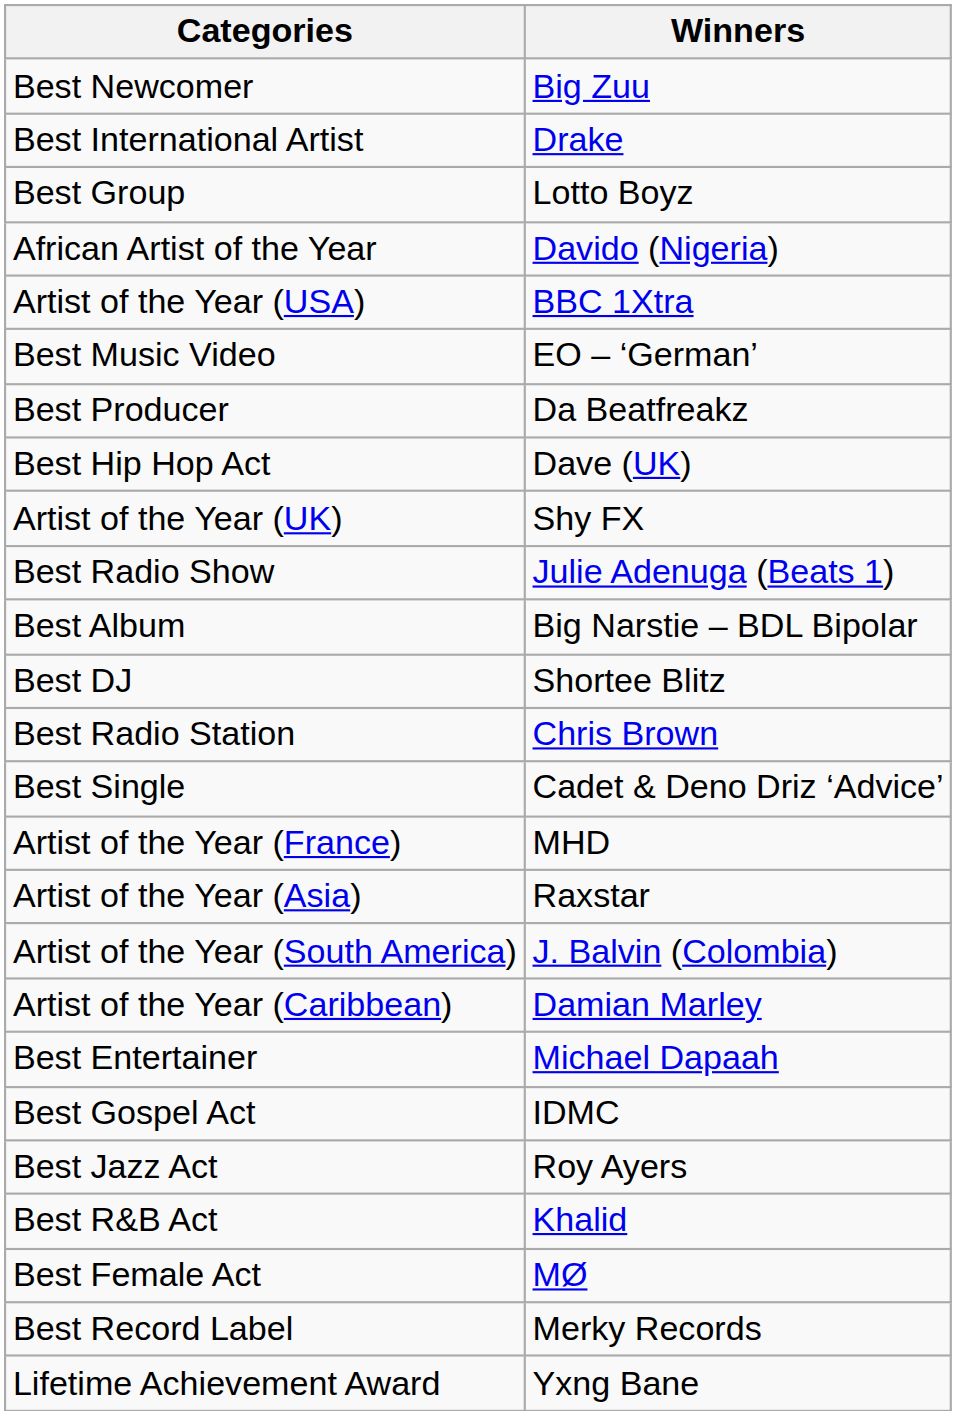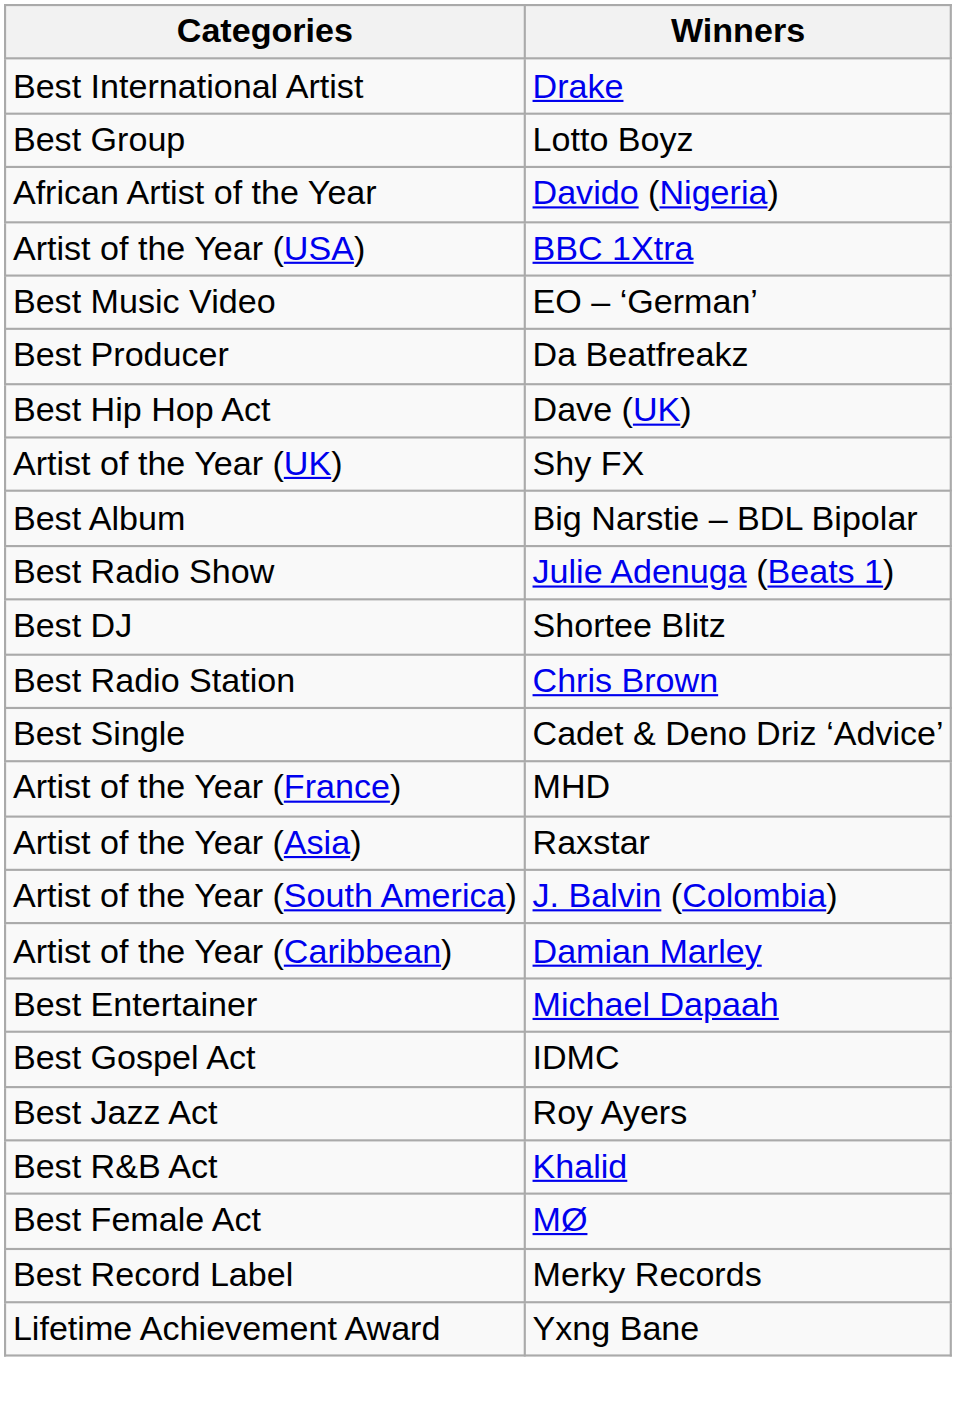- row: (133, 85)
rows swapped: (99, 626) <-> (144, 572)
